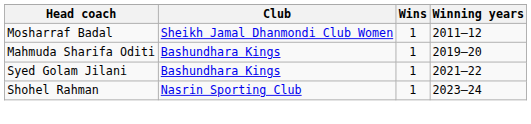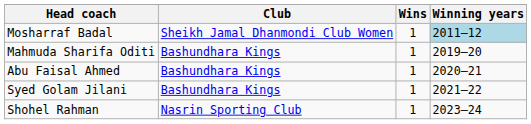(457, 33) no background -> (457, 33) lightblue background
+ row: (64, 71)
